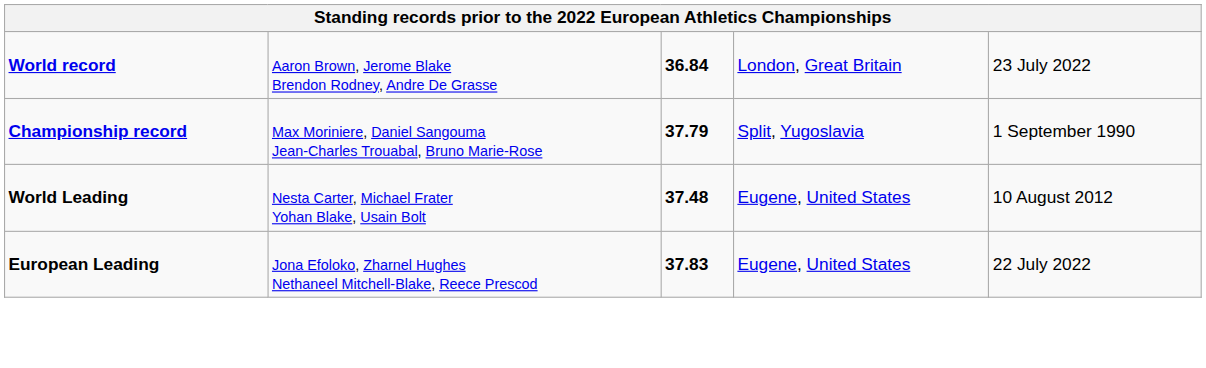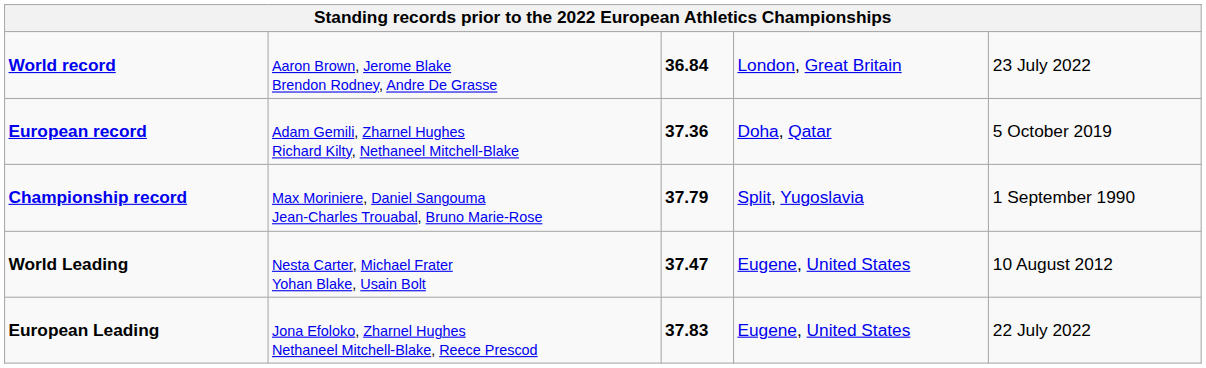+ row: (78, 131)
(687, 197) 37.48 -> (687, 263) 37.47
